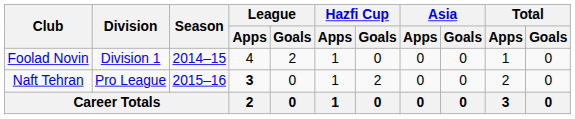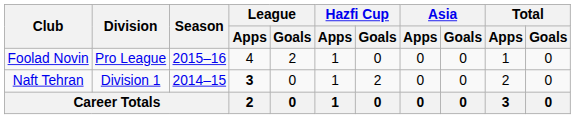(131, 59) Division 1 -> (131, 59) Pro League
(199, 59) 2014–15 -> (199, 59) 2015–16
(131, 80) Pro League -> (131, 80) Division 1
(199, 80) 2015–16 -> (199, 80) 2014–15
